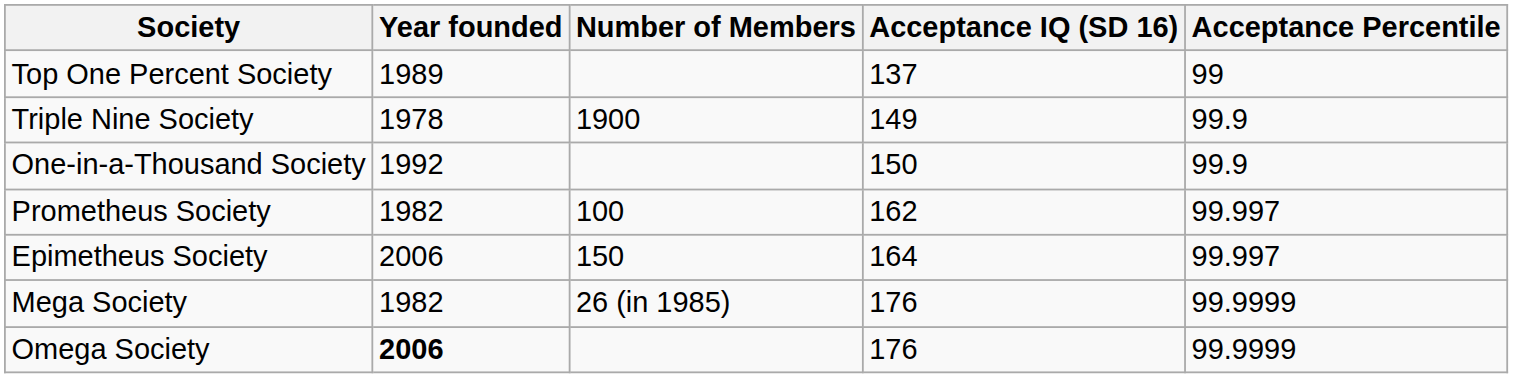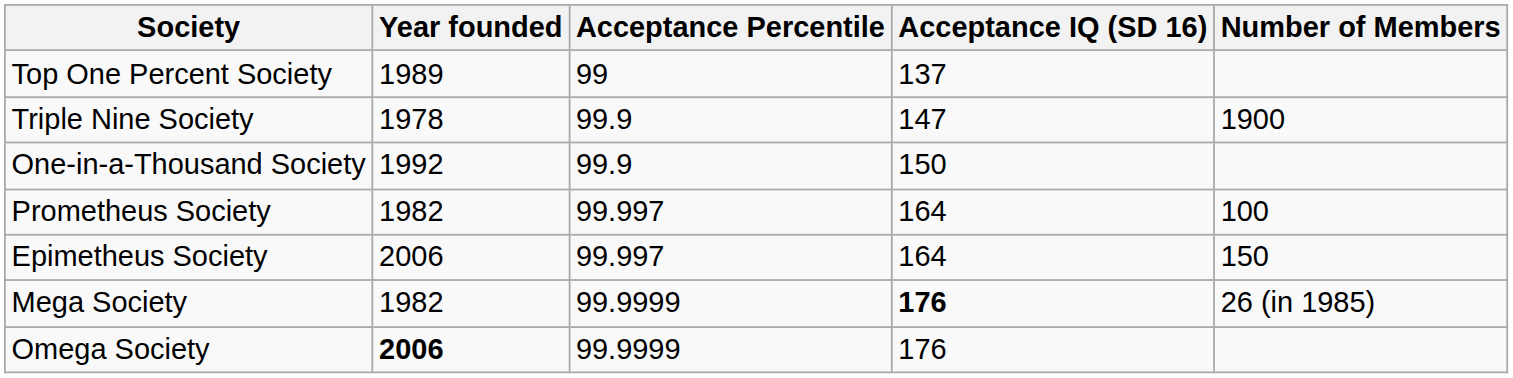columns swapped: (1346, 27) <-> (716, 27)
(893, 119) 149 -> (922, 119) 147
(893, 211) 162 -> (922, 211) 164
(893, 303) normal -> (922, 303) bold
